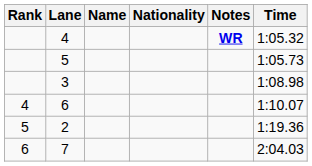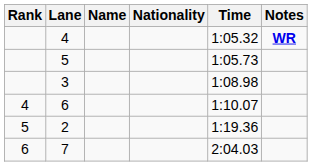columns swapped: (280, 15) <-> (231, 15)
